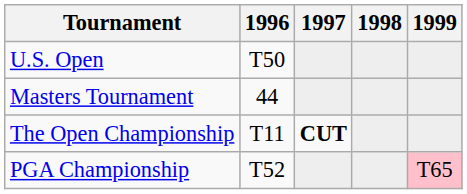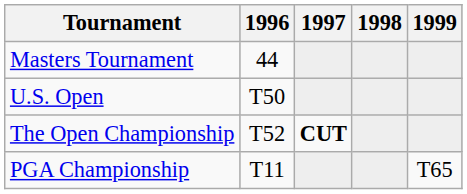rows swapped: (102, 96) <-> (57, 59)
(267, 133) T11 -> (267, 133) T52
(267, 170) T52 -> (267, 170) T11
(435, 170) pink background -> (435, 170) no background
